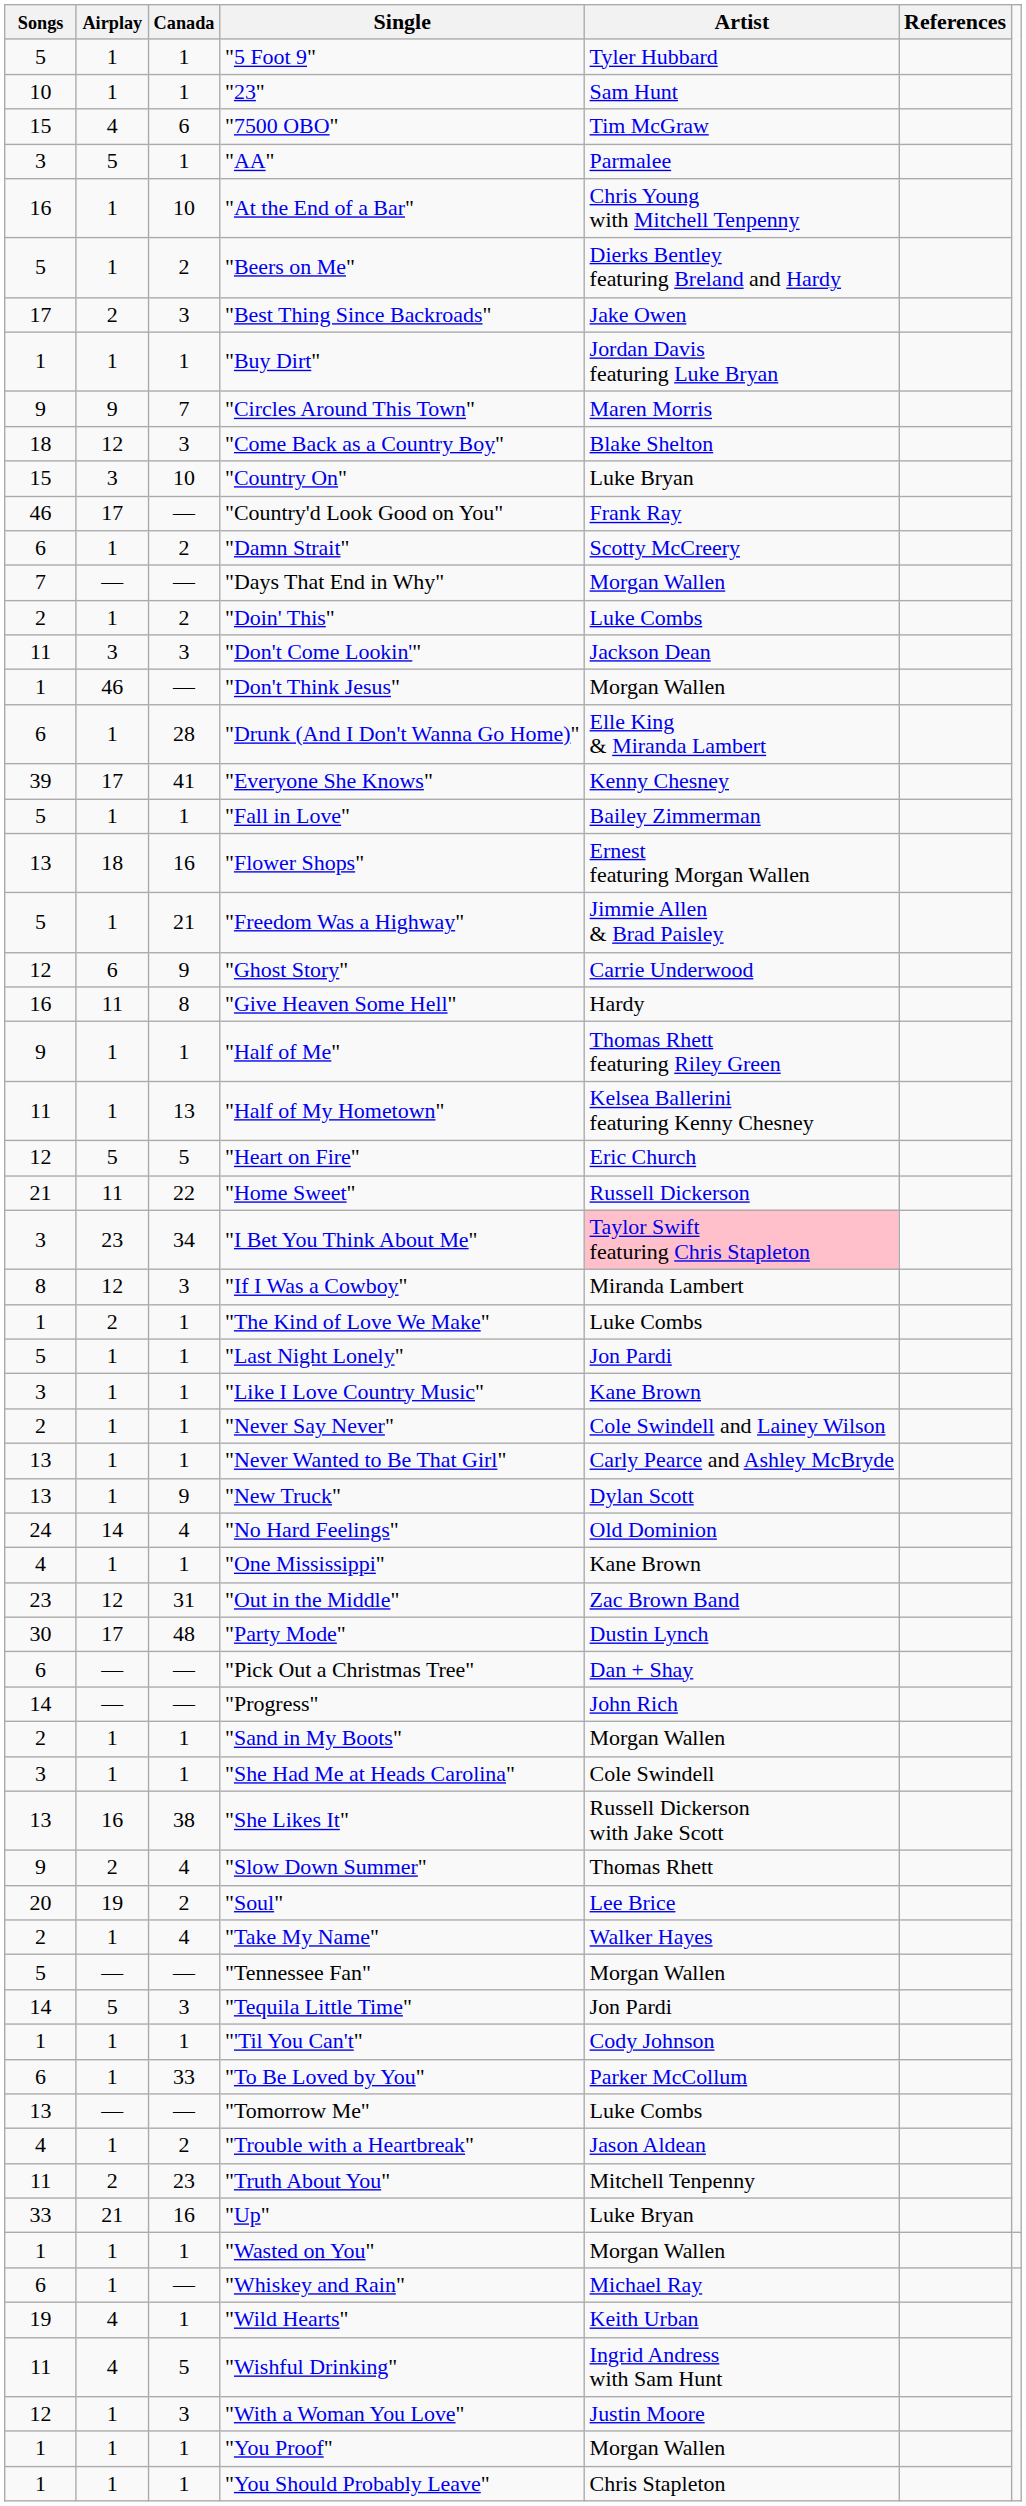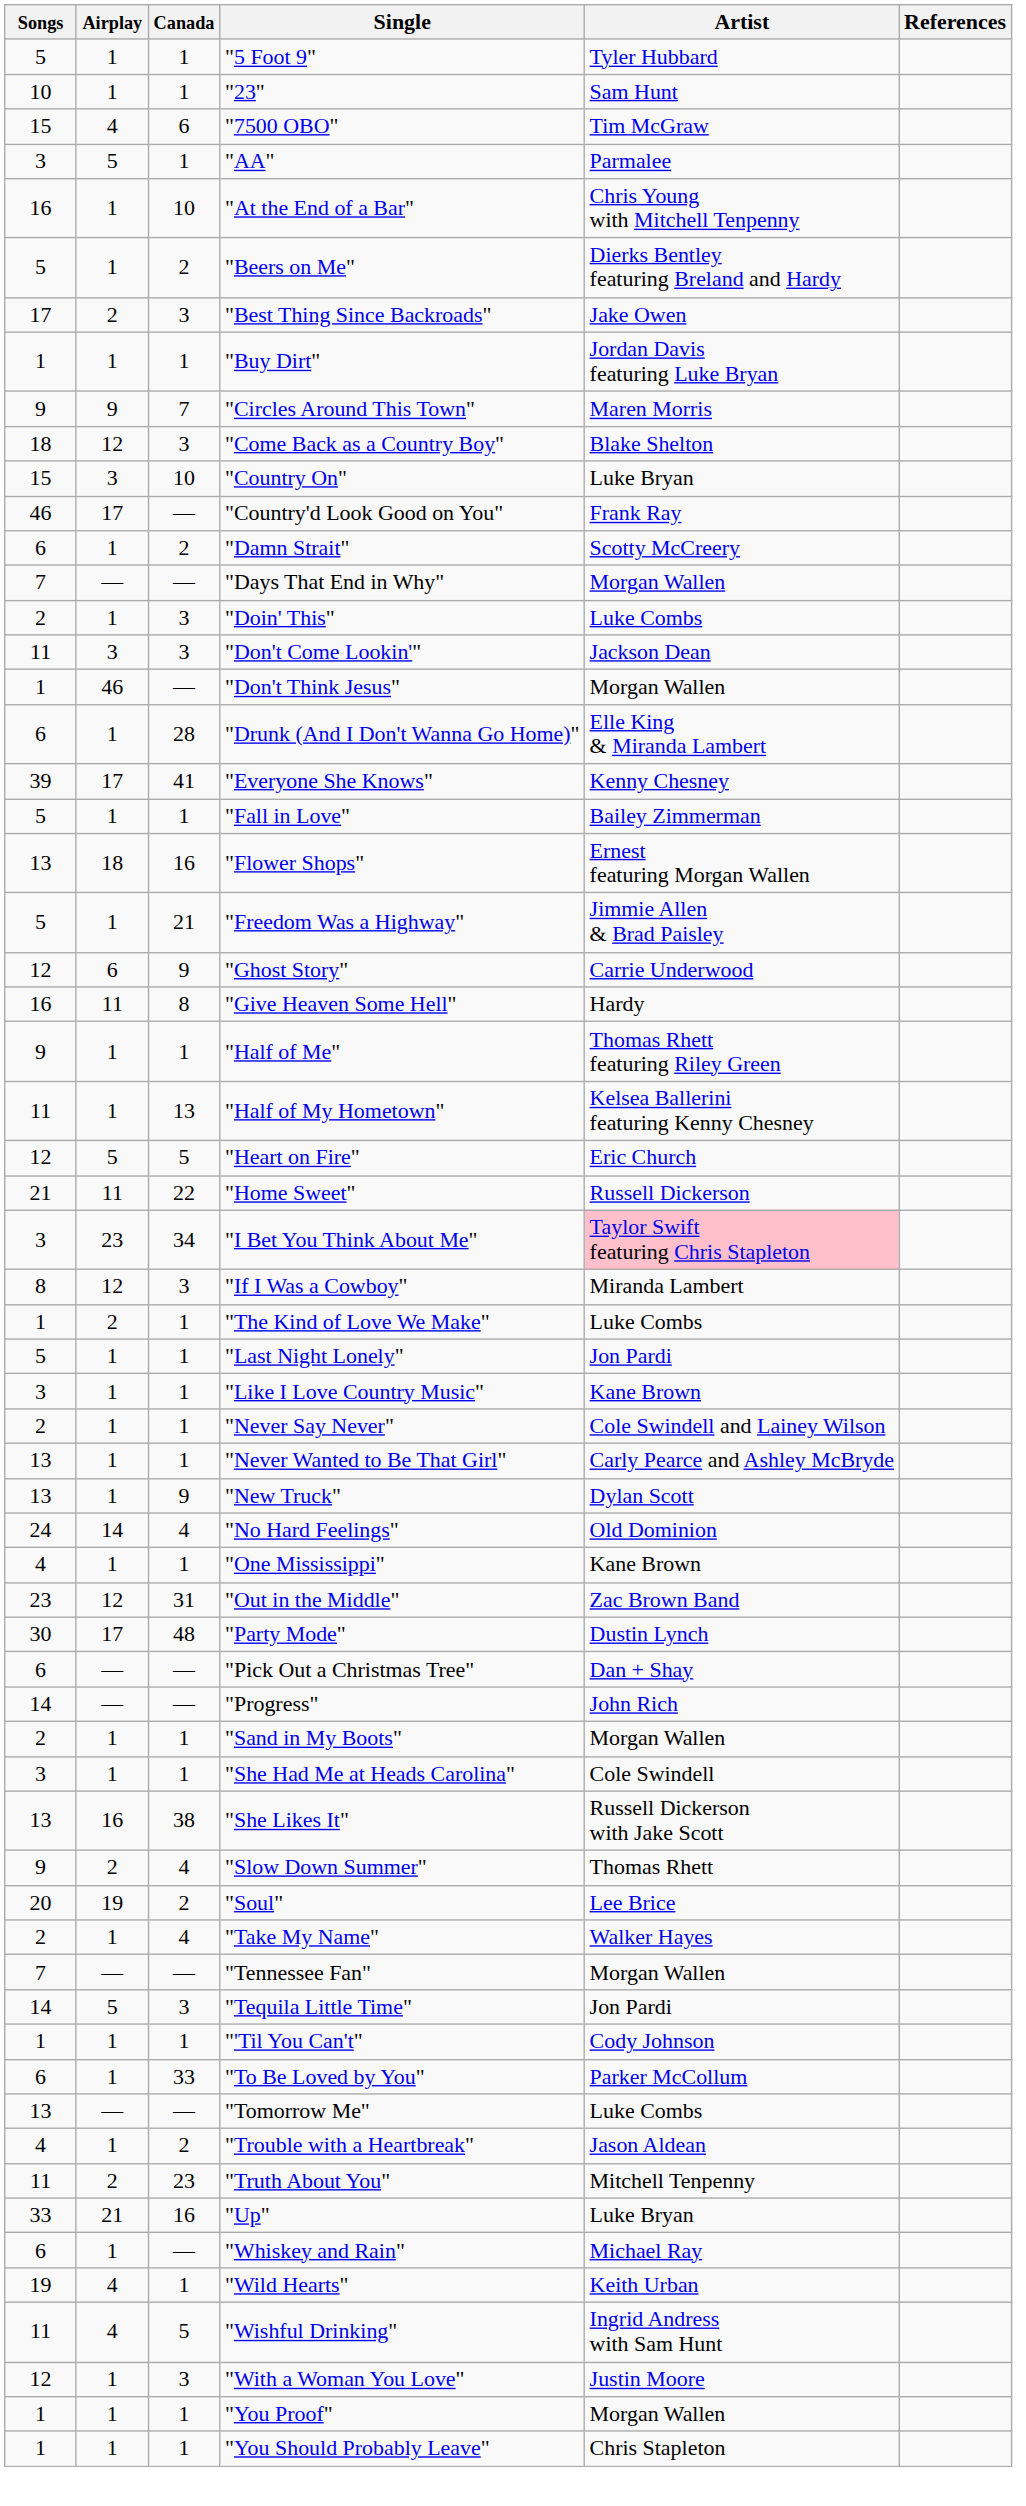(184, 617) 2 -> (184, 617) 3
(41, 1971) 5 -> (41, 1971) 7
- row: (300, 2250)
